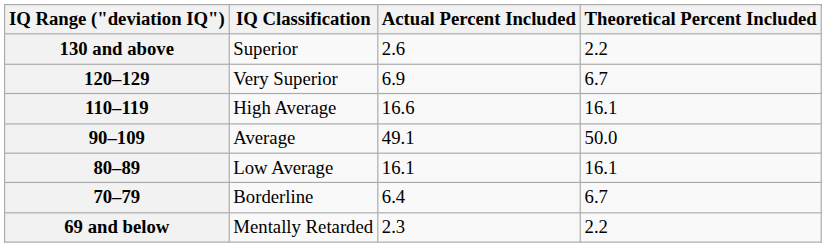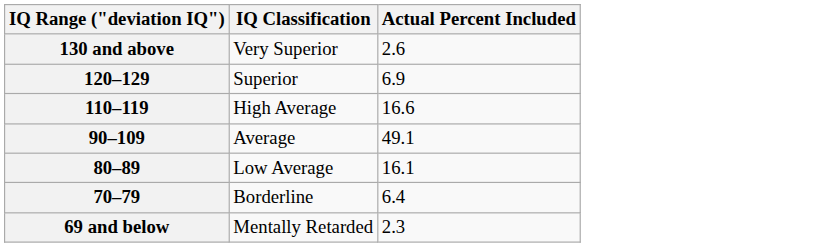- column: (701, 19)
(266, 49) Superior -> (286, 49) Very Superior
(286, 78) Very Superior -> (266, 78) Superior
